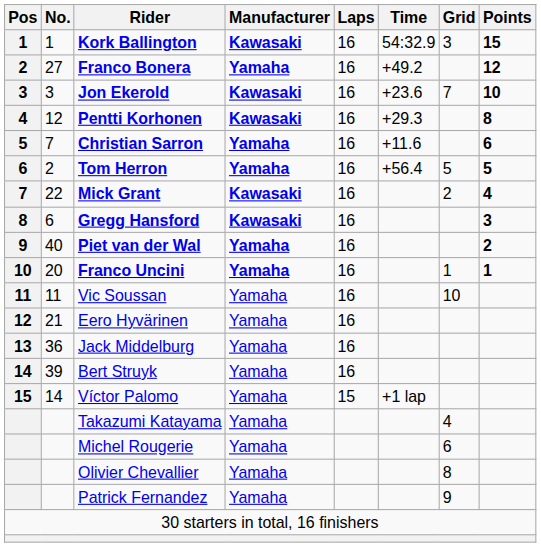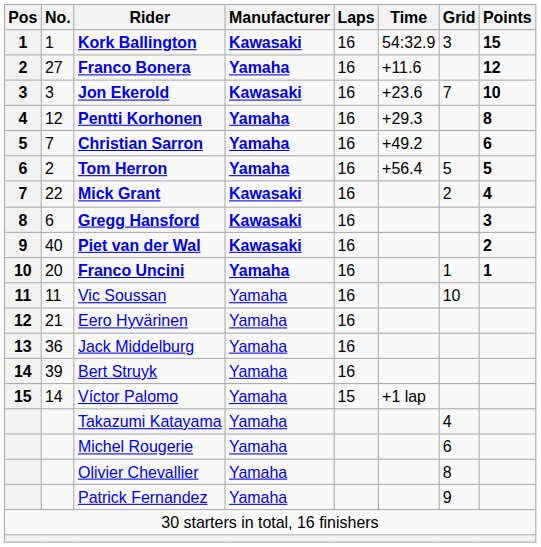(402, 68) +49.2 -> (402, 68) +11.6
(265, 118) Kawasaki -> (259, 118) Yamaha
(402, 144) +11.6 -> (402, 144) +49.2
(259, 245) Yamaha -> (265, 245) Kawasaki
